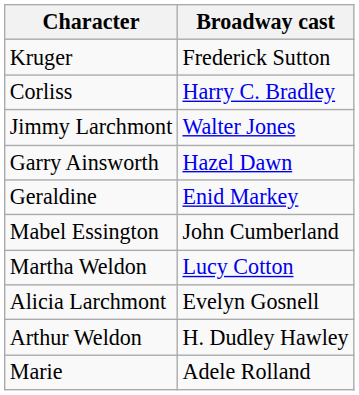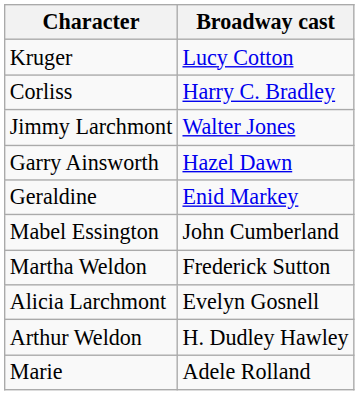(256, 57) Frederick Sutton -> (238, 57) Lucy Cotton
(238, 267) Lucy Cotton -> (256, 267) Frederick Sutton
